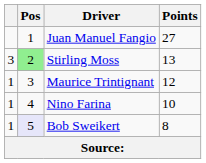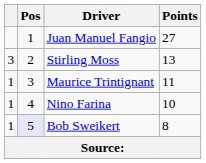(30, 59) lightgreen background -> (30, 59) no background
(169, 81) 12 -> (168, 81) 11
